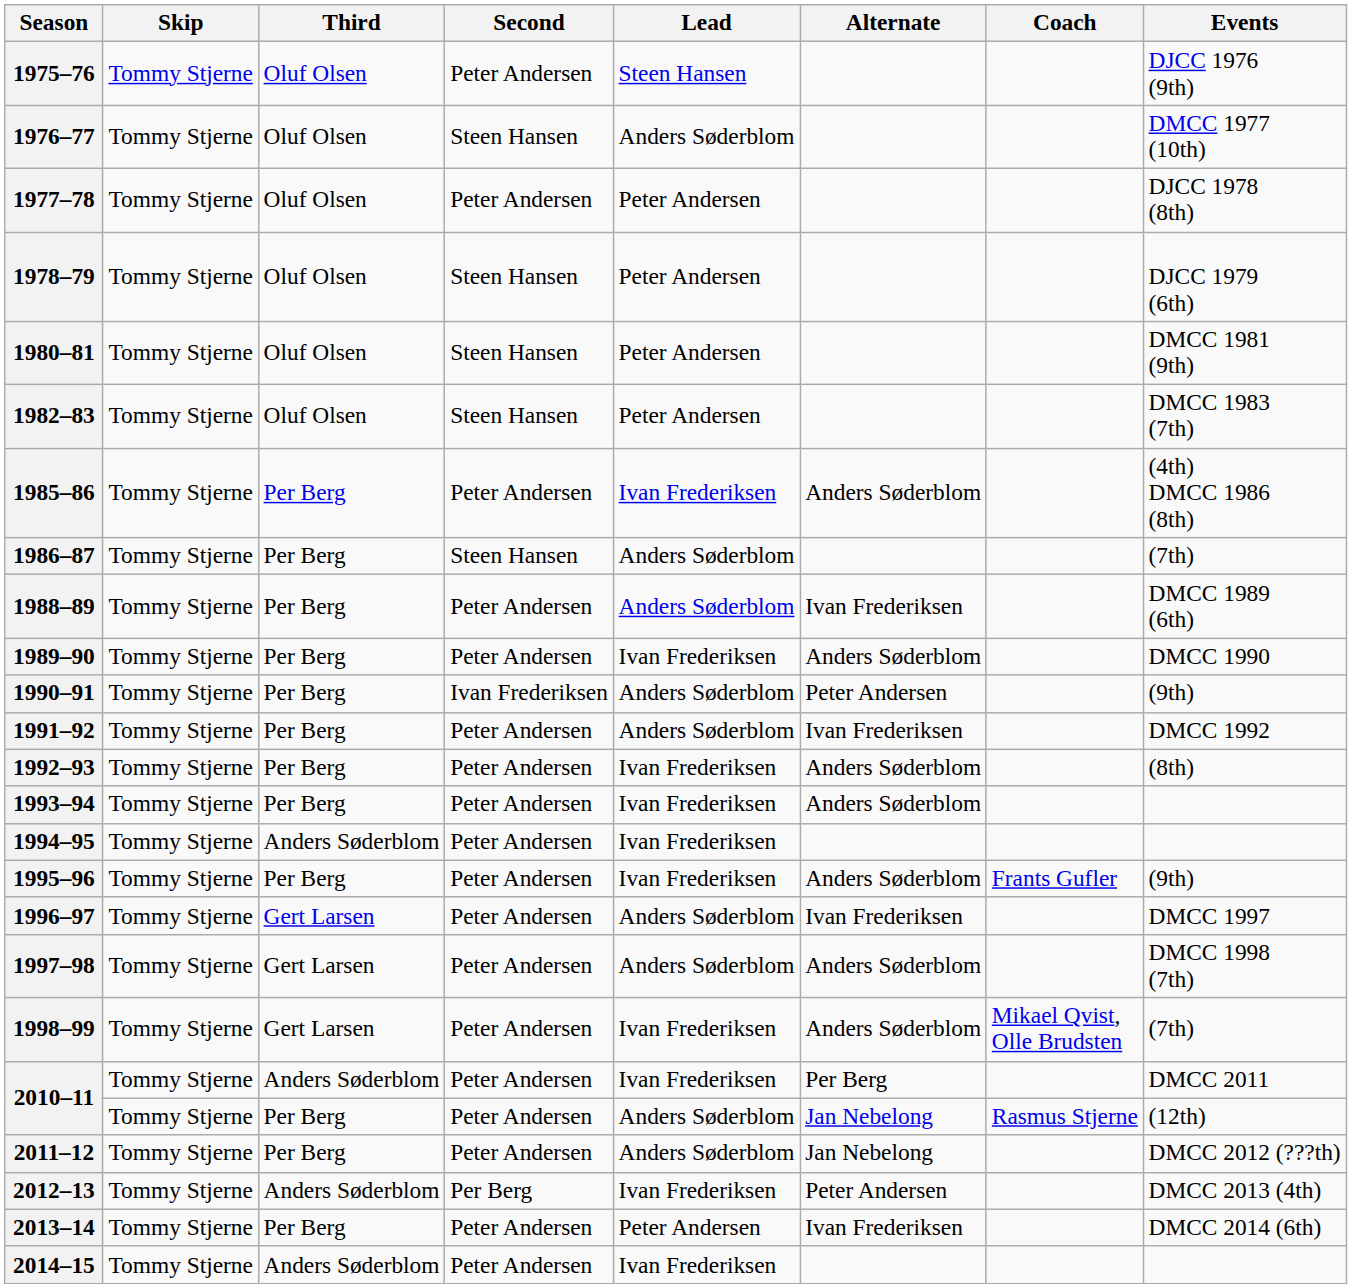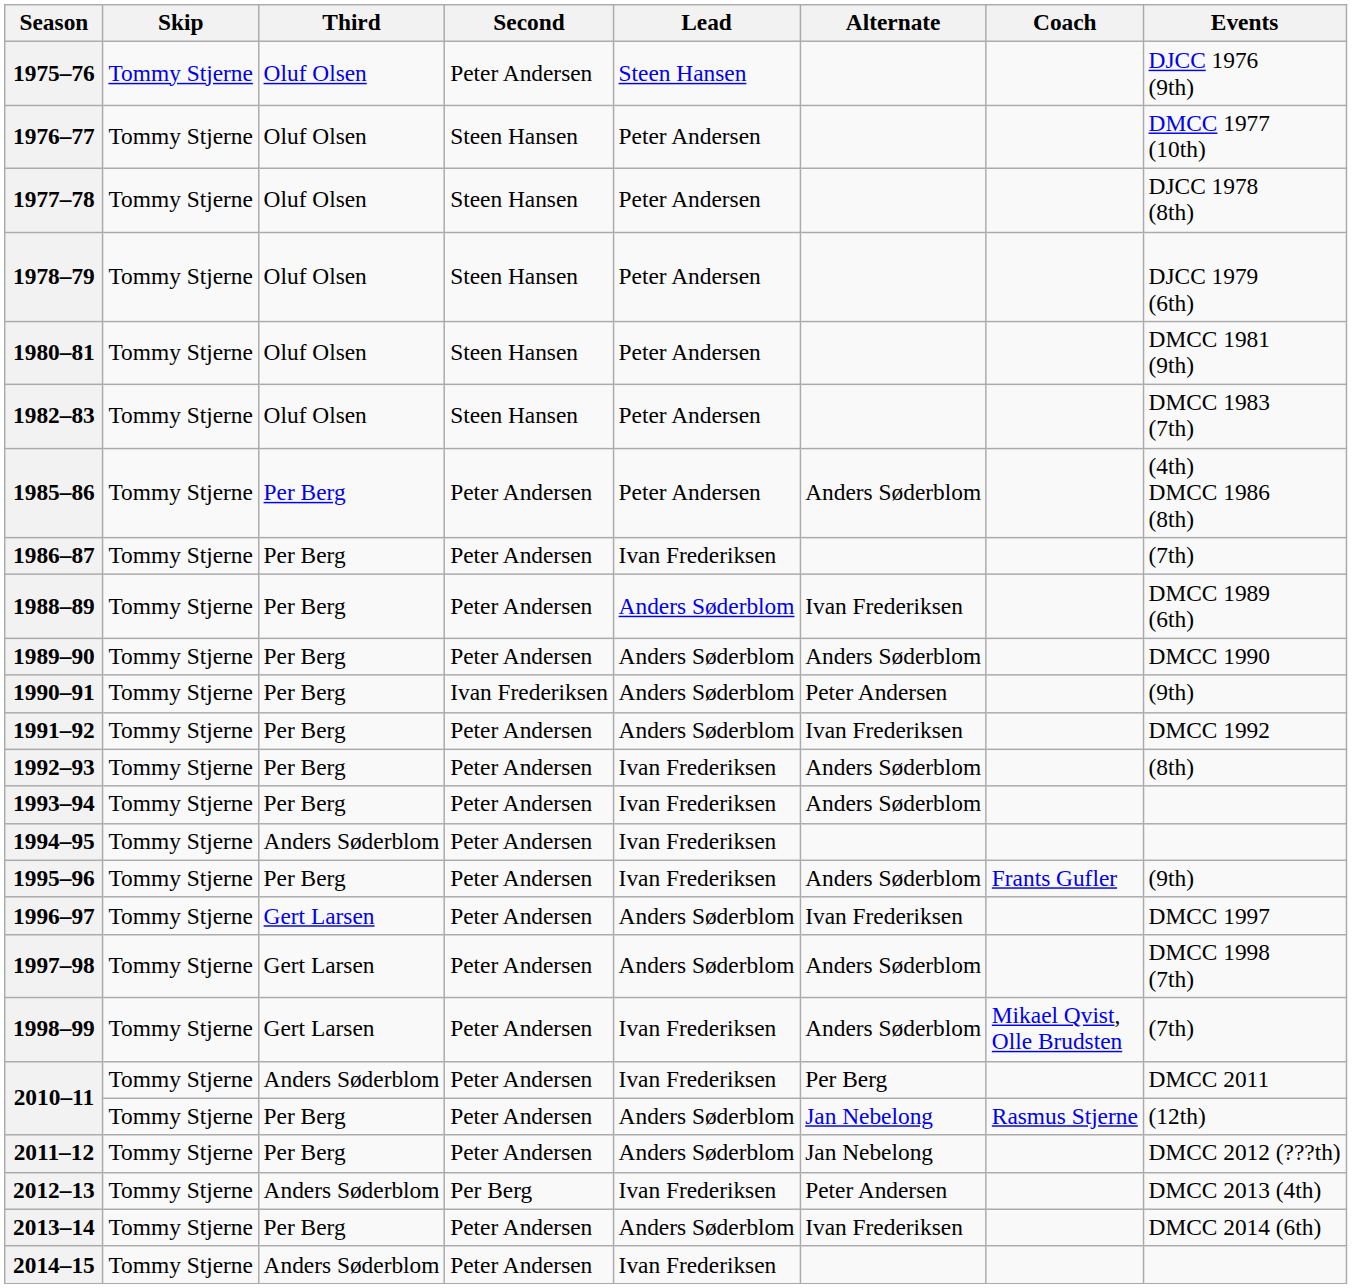(707, 136) Anders Søderblom -> (690, 136) Peter Andersen
(521, 199) Peter Andersen -> (514, 199) Steen Hansen
(697, 492) Ivan Frederiksen -> (690, 492) Peter Andersen
(514, 555) Steen Hansen -> (521, 555) Peter Andersen
(707, 555) Anders Søderblom -> (697, 555) Ivan Frederiksen
(697, 656) Ivan Frederiksen -> (707, 656) Anders Søderblom
(690, 1227) Peter Andersen -> (707, 1227) Anders Søderblom
